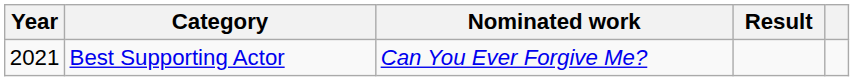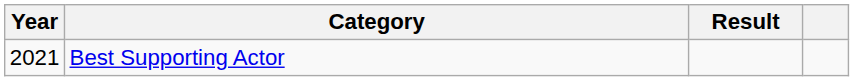- column: (554, 22)
